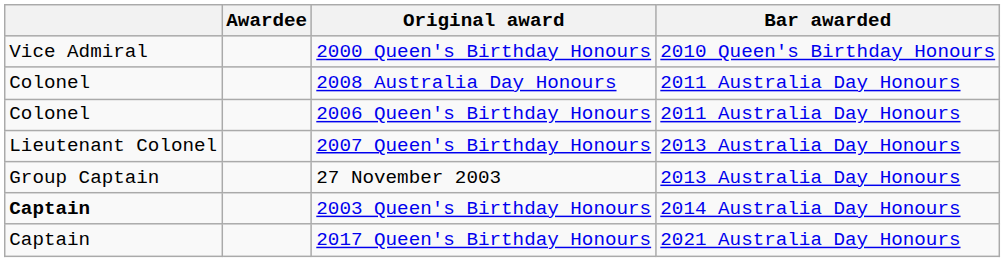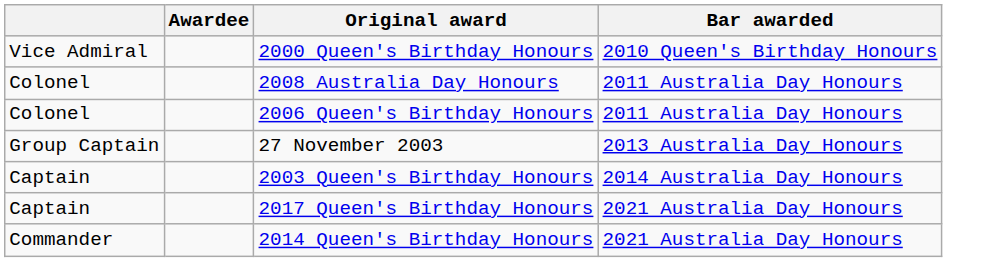- row: (484, 146)
(50, 209) bold -> (50, 177) normal
+ row: (426, 240)
